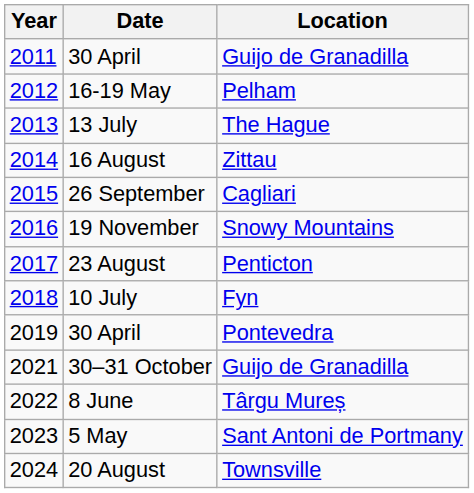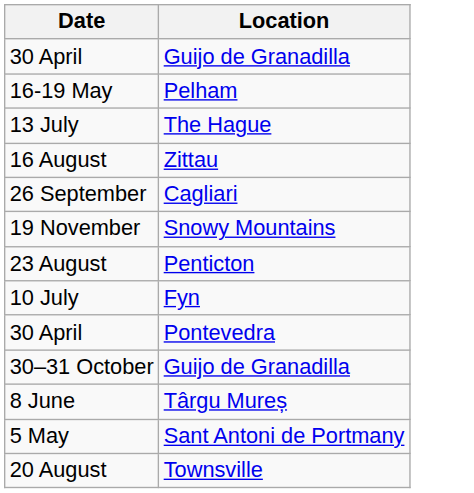- column: (34, 21)
